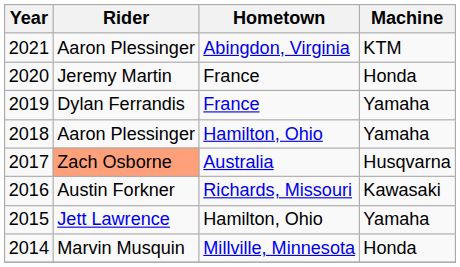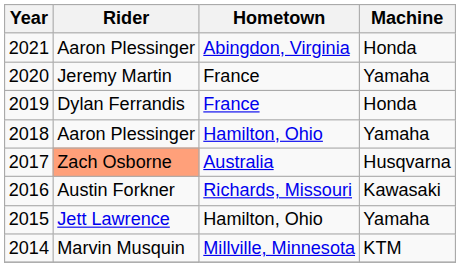(382, 47) KTM -> (390, 47) Honda
(390, 76) Honda -> (396, 76) Yamaha
(396, 104) Yamaha -> (390, 104) Honda
(390, 248) Honda -> (382, 248) KTM
